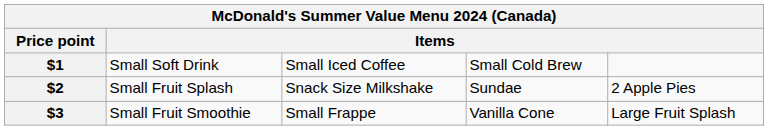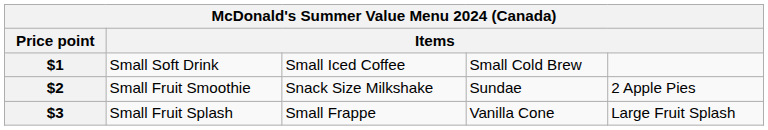(171, 88) Small Fruit Splash -> (180, 88) Small Fruit Smoothie
(180, 112) Small Fruit Smoothie -> (171, 112) Small Fruit Splash
